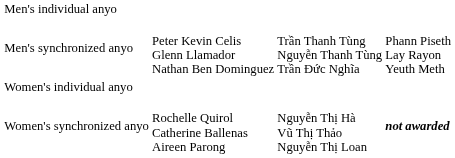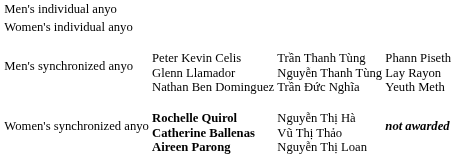rows swapped: (69, 87) <-> (69, 48)
(200, 132) normal -> (203, 132) bold
